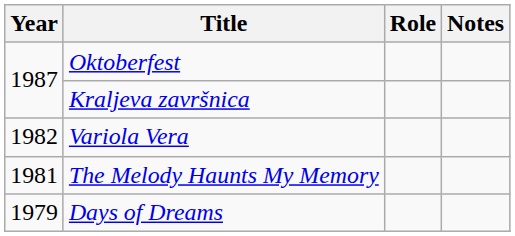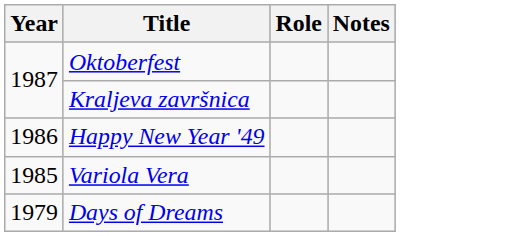+ row: (167, 136)
(34, 136) 1982 -> (34, 174) 1985
- row: (224, 174)
